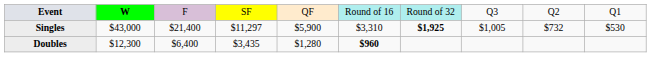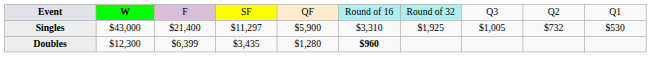(431, 28) bold -> (431, 28) normal
(185, 44) $6,400 -> (185, 44) $6,399
